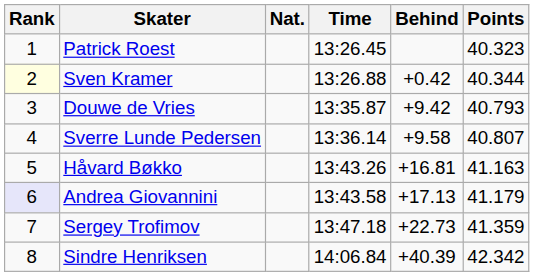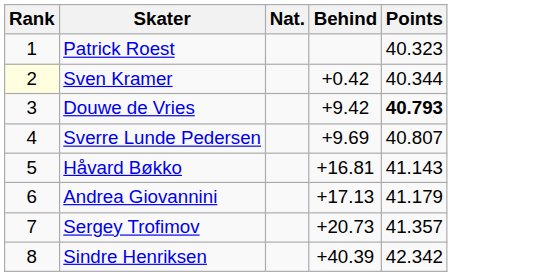- column: (350, 19)
(496, 108) normal -> (414, 108) bold
(427, 138) +9.58 -> (345, 138) +9.69
(496, 167) 41.163 -> (414, 167) 41.143
(32, 197) lavender background -> (32, 197) no background
(427, 227) +22.73 -> (345, 227) +20.73
(496, 227) 41.359 -> (414, 227) 41.357
